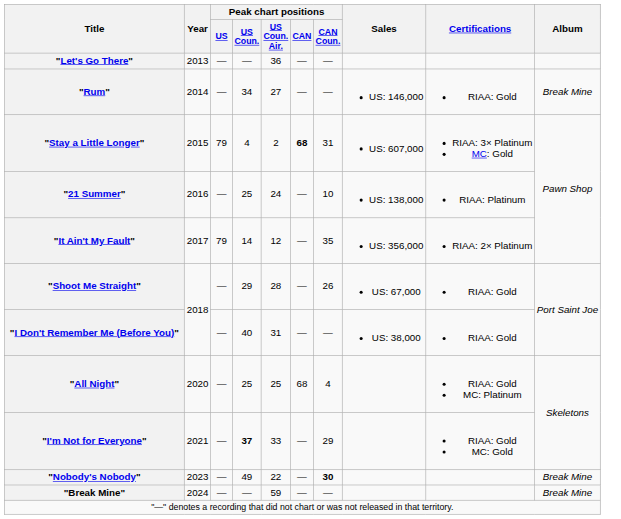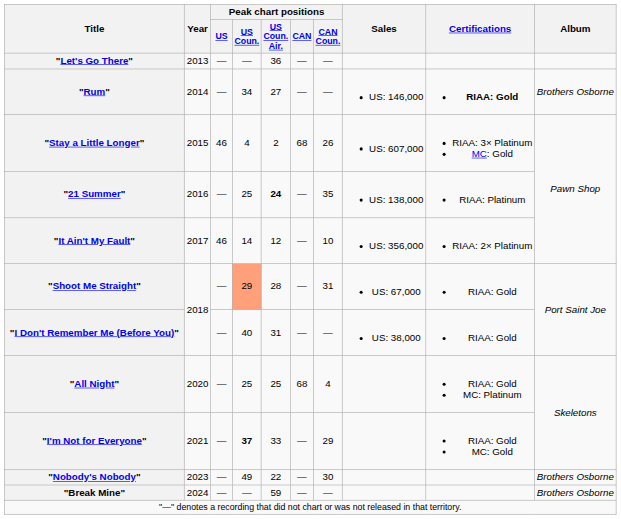(480, 97) normal -> (480, 97) bold
(567, 91) Break Mine -> (575, 91) Brothers Osborne
(222, 143) 79 -> (222, 143) 46
(302, 143) bold -> (302, 143) normal
(328, 143) 31 -> (328, 143) 26
(276, 194) normal -> (276, 194) bold
(328, 194) 10 -> (328, 194) 35
(222, 240) 79 -> (222, 240) 46
(328, 240) 35 -> (328, 240) 10
(247, 286) no background -> (247, 286) lightsalmon background
(328, 286) 26 -> (328, 286) 31
(328, 477) bold -> (328, 477) normal
(567, 477) Break Mine -> (575, 477) Brothers Osborne
(567, 492) Break Mine -> (575, 492) Brothers Osborne
